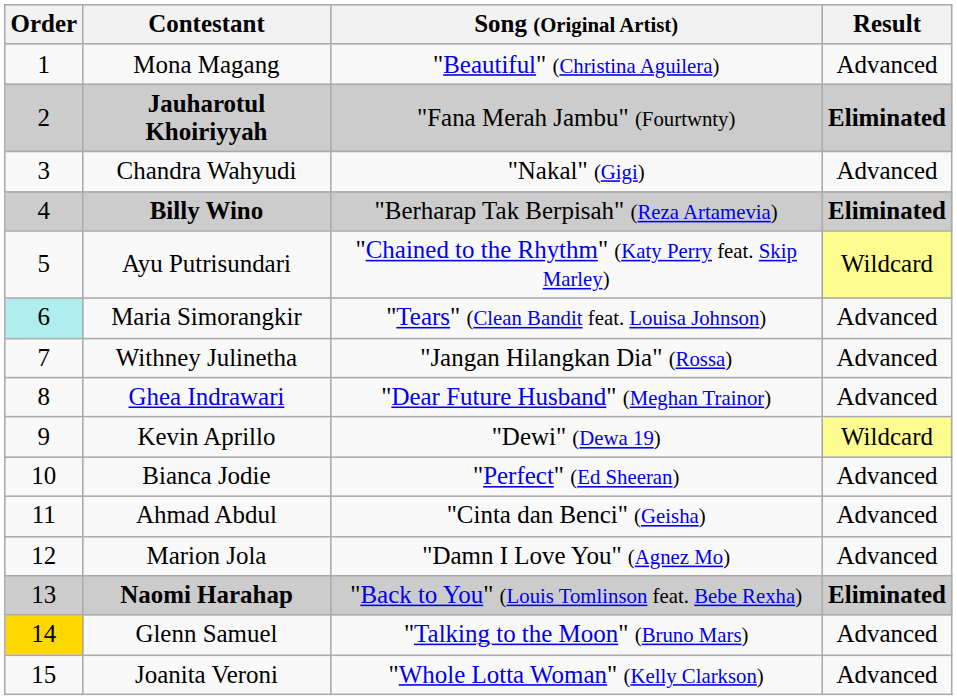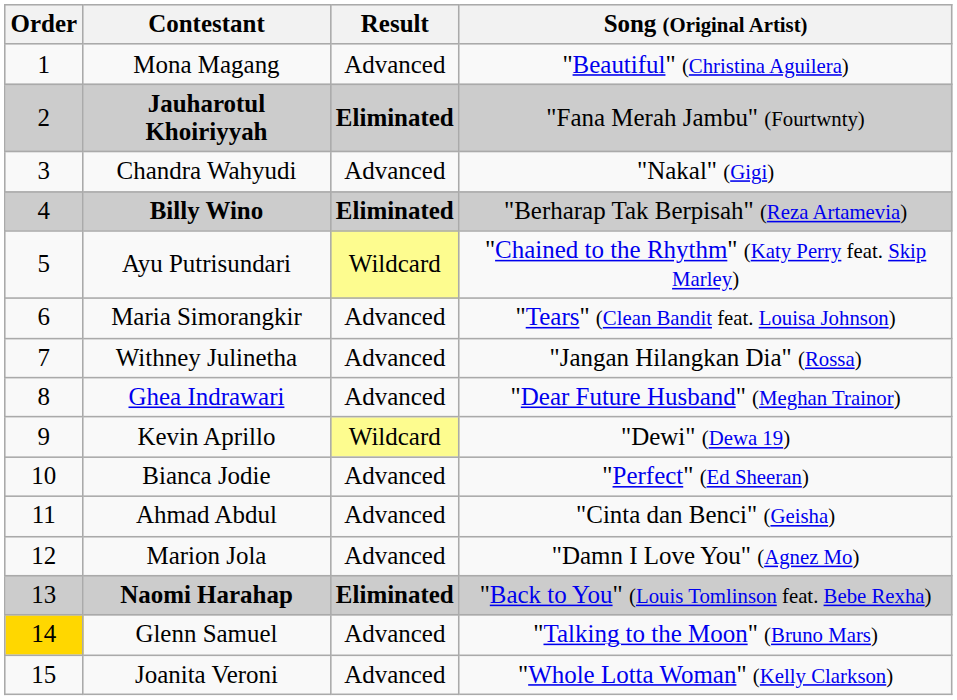columns swapped: (576, 24) <-> (887, 24)
(44, 317) paleturquoise background -> (44, 317) no background
